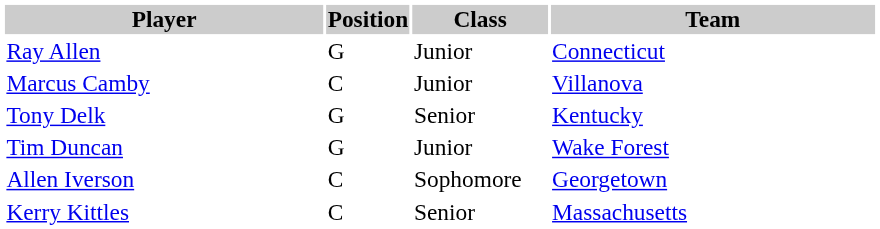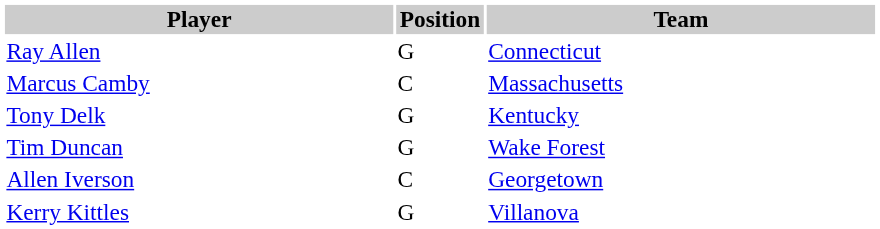- column: (480, 19)
(597, 83) Villanova -> (556, 83) Massachusetts
(335, 212) C -> (406, 212) G
(620, 212) Massachusetts -> (534, 212) Villanova
